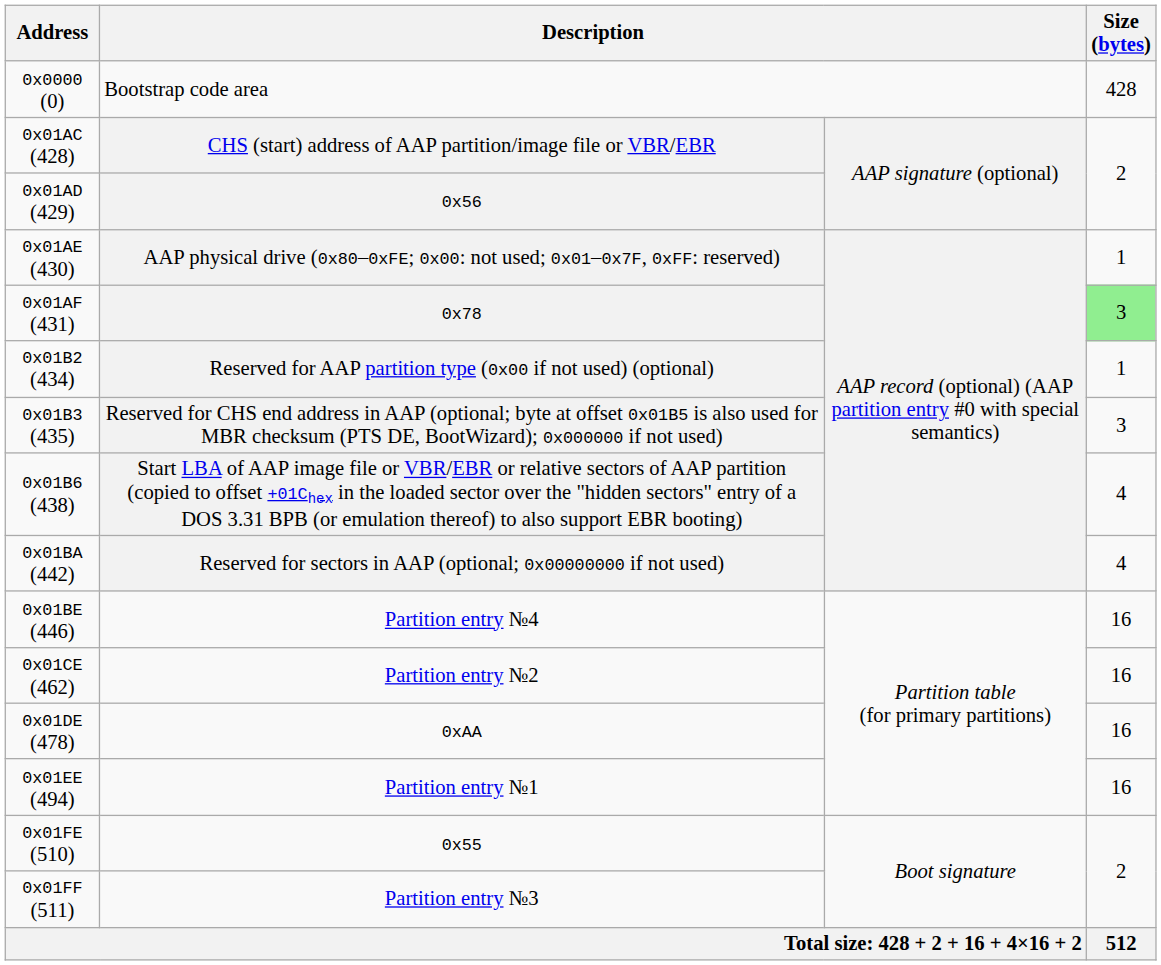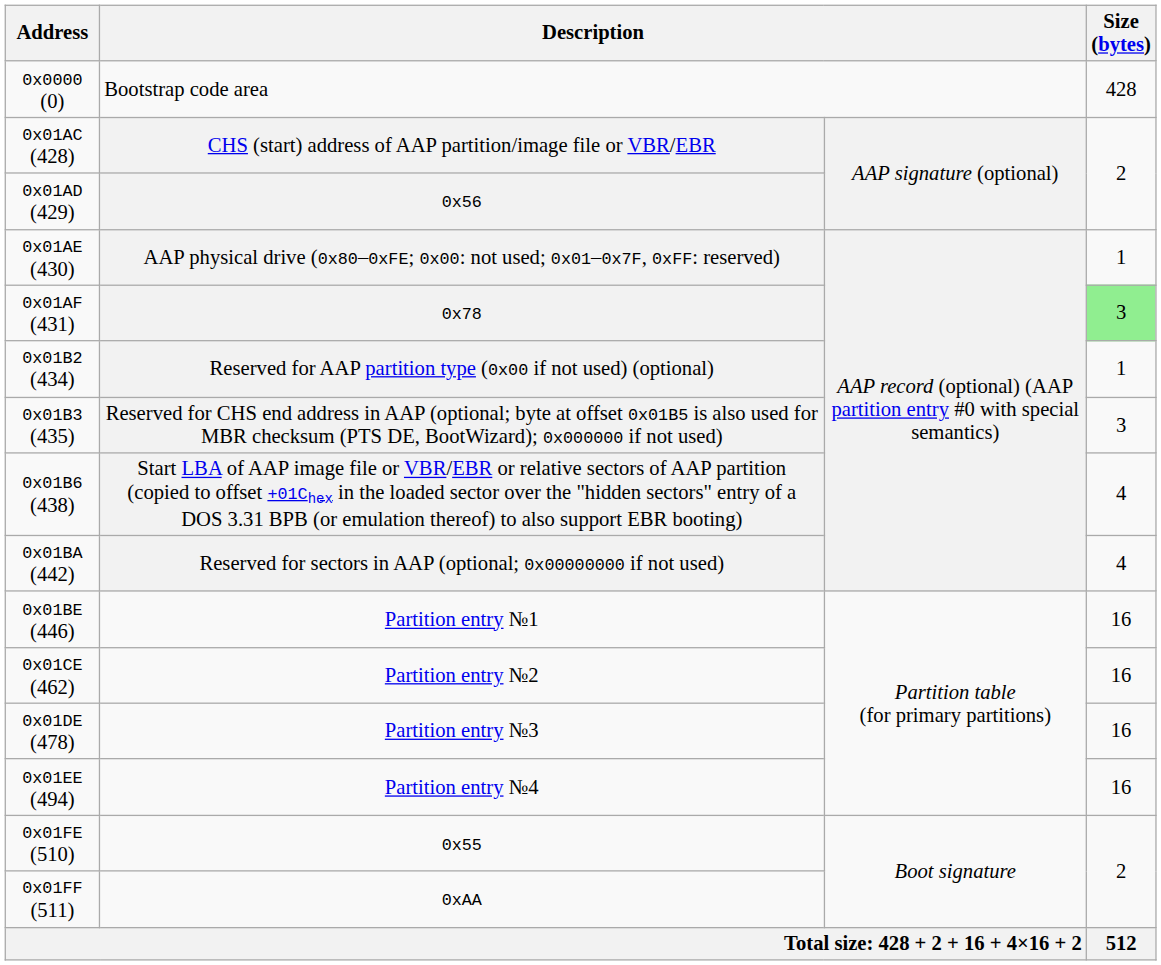(462, 619) Partition entry №4 -> (462, 619) Partition entry №1
(462, 733) 0xAA -> (462, 731) Partition entry №3
(462, 787) Partition entry №1 -> (462, 787) Partition entry №4
(462, 898) Partition entry №3 -> (462, 901) 0xAA
